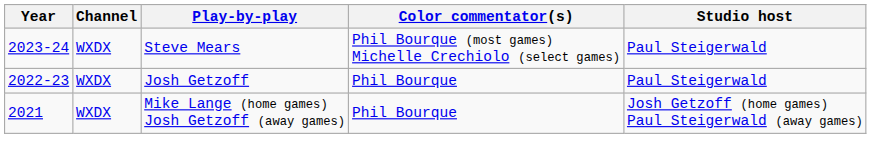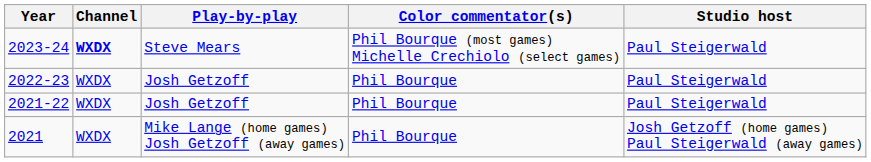(94, 49) normal -> (94, 49) bold
+ row: (39, 104)
